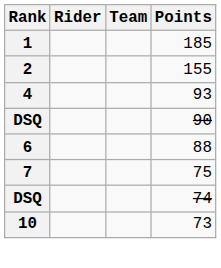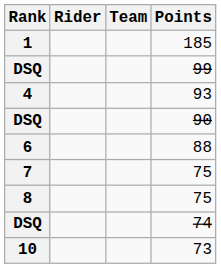- row: (27, 69)
+ row: (27, 69)
+ row: (27, 198)
